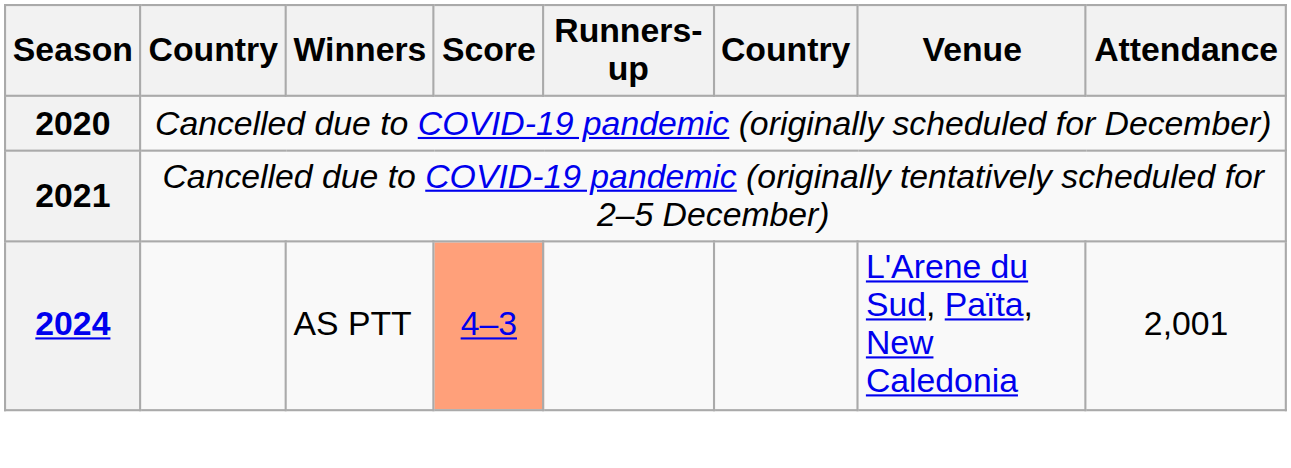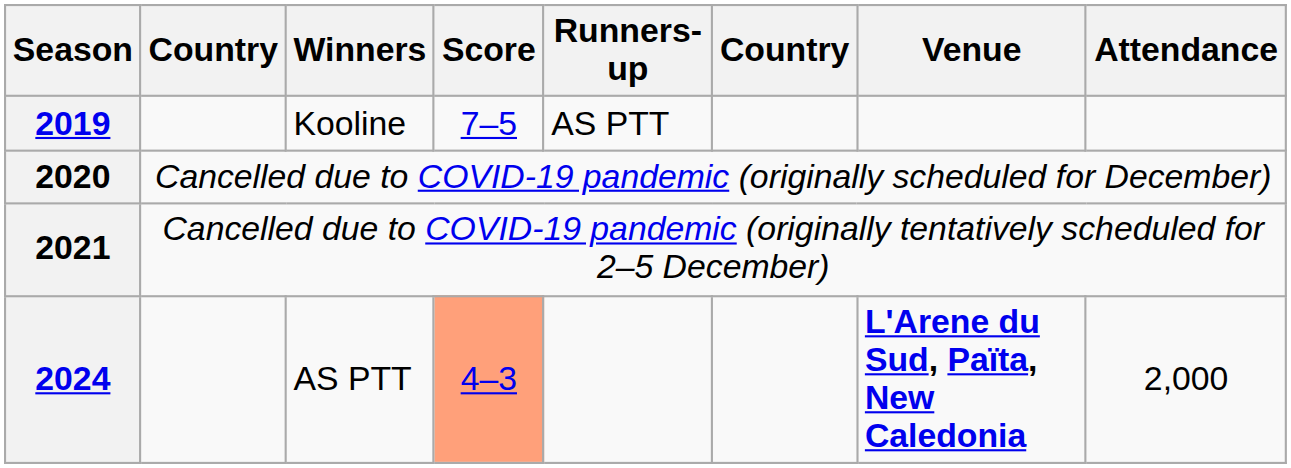+ row: (73, 122)
(949, 324) normal -> (952, 378) bold
(1186, 324) 2,001 -> (1186, 378) 2,000
